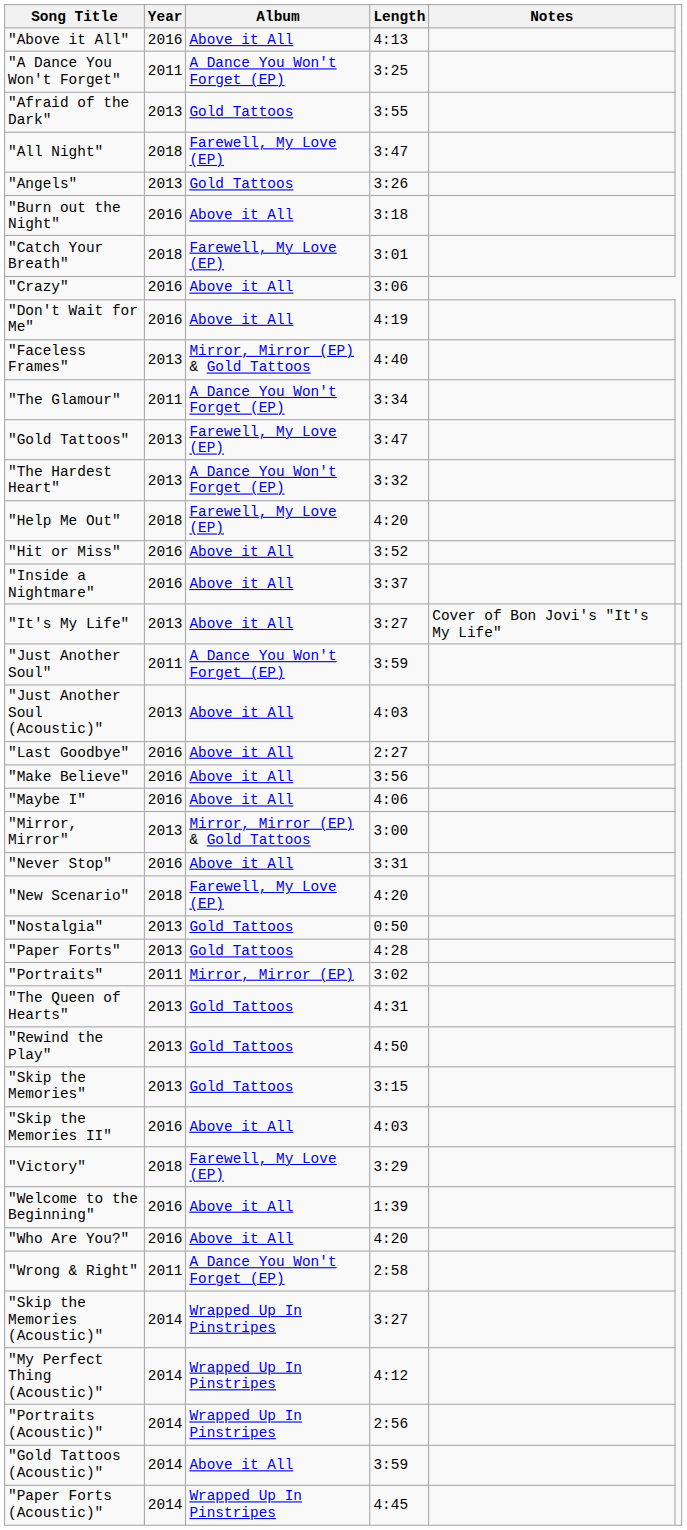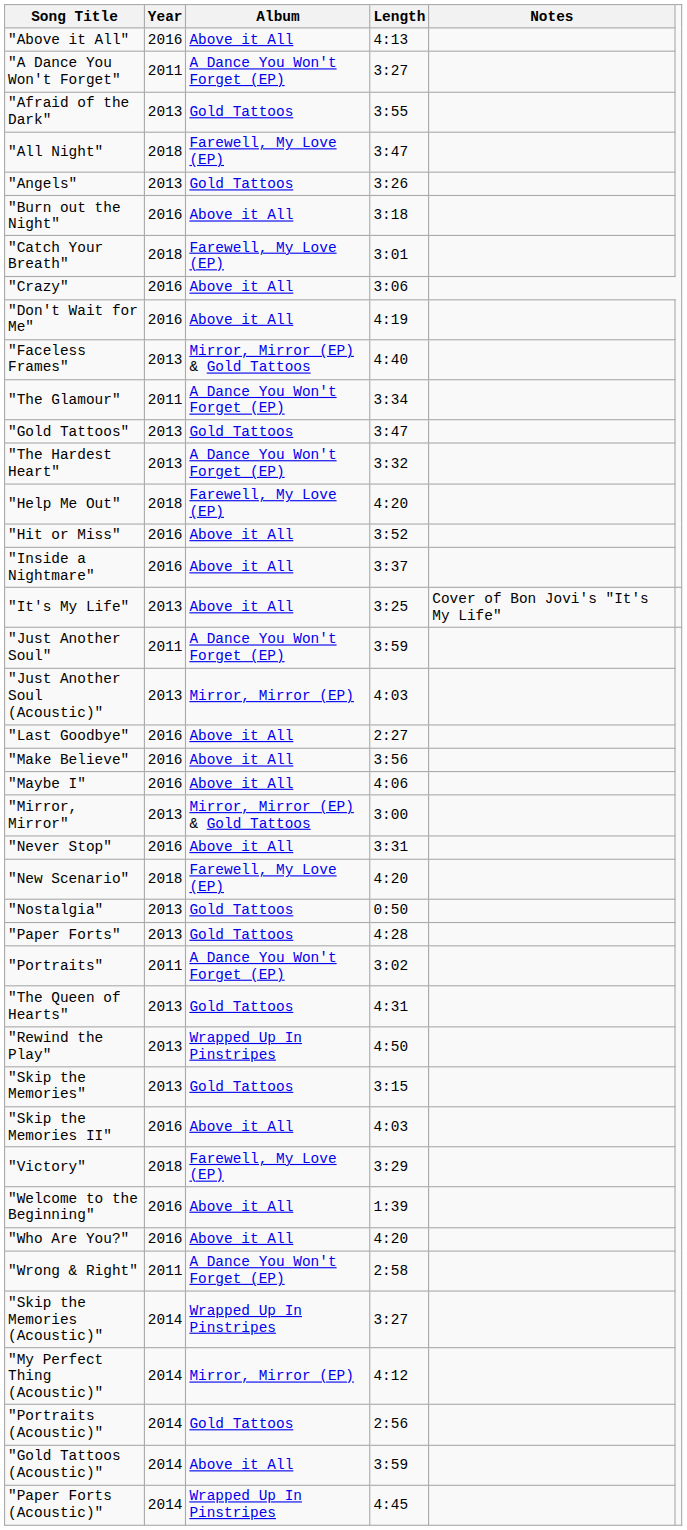(391, 72) 3:25 -> (391, 72) 3:27
(263, 440) Farewell, My Love (EP) -> (241, 432) Gold Tattoos
(391, 624) 3:27 -> (391, 608) 3:25
(241, 713) Above it All -> (272, 696) Mirror, Mirror (EP)
(272, 975) Mirror, Mirror (EP) -> (263, 966) A Dance You Won't Forget (EP)
(241, 1047) Gold Tattoos -> (246, 1047) Wrapped Up In Pinstripes
(246, 1376) Wrapped Up In Pinstripes -> (272, 1376) Mirror, Mirror (EP)
(246, 1425) Wrapped Up In Pinstripes -> (241, 1425) Gold Tattoos
